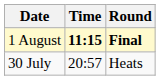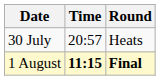rows swapped: (30, 63) <-> (35, 39)
